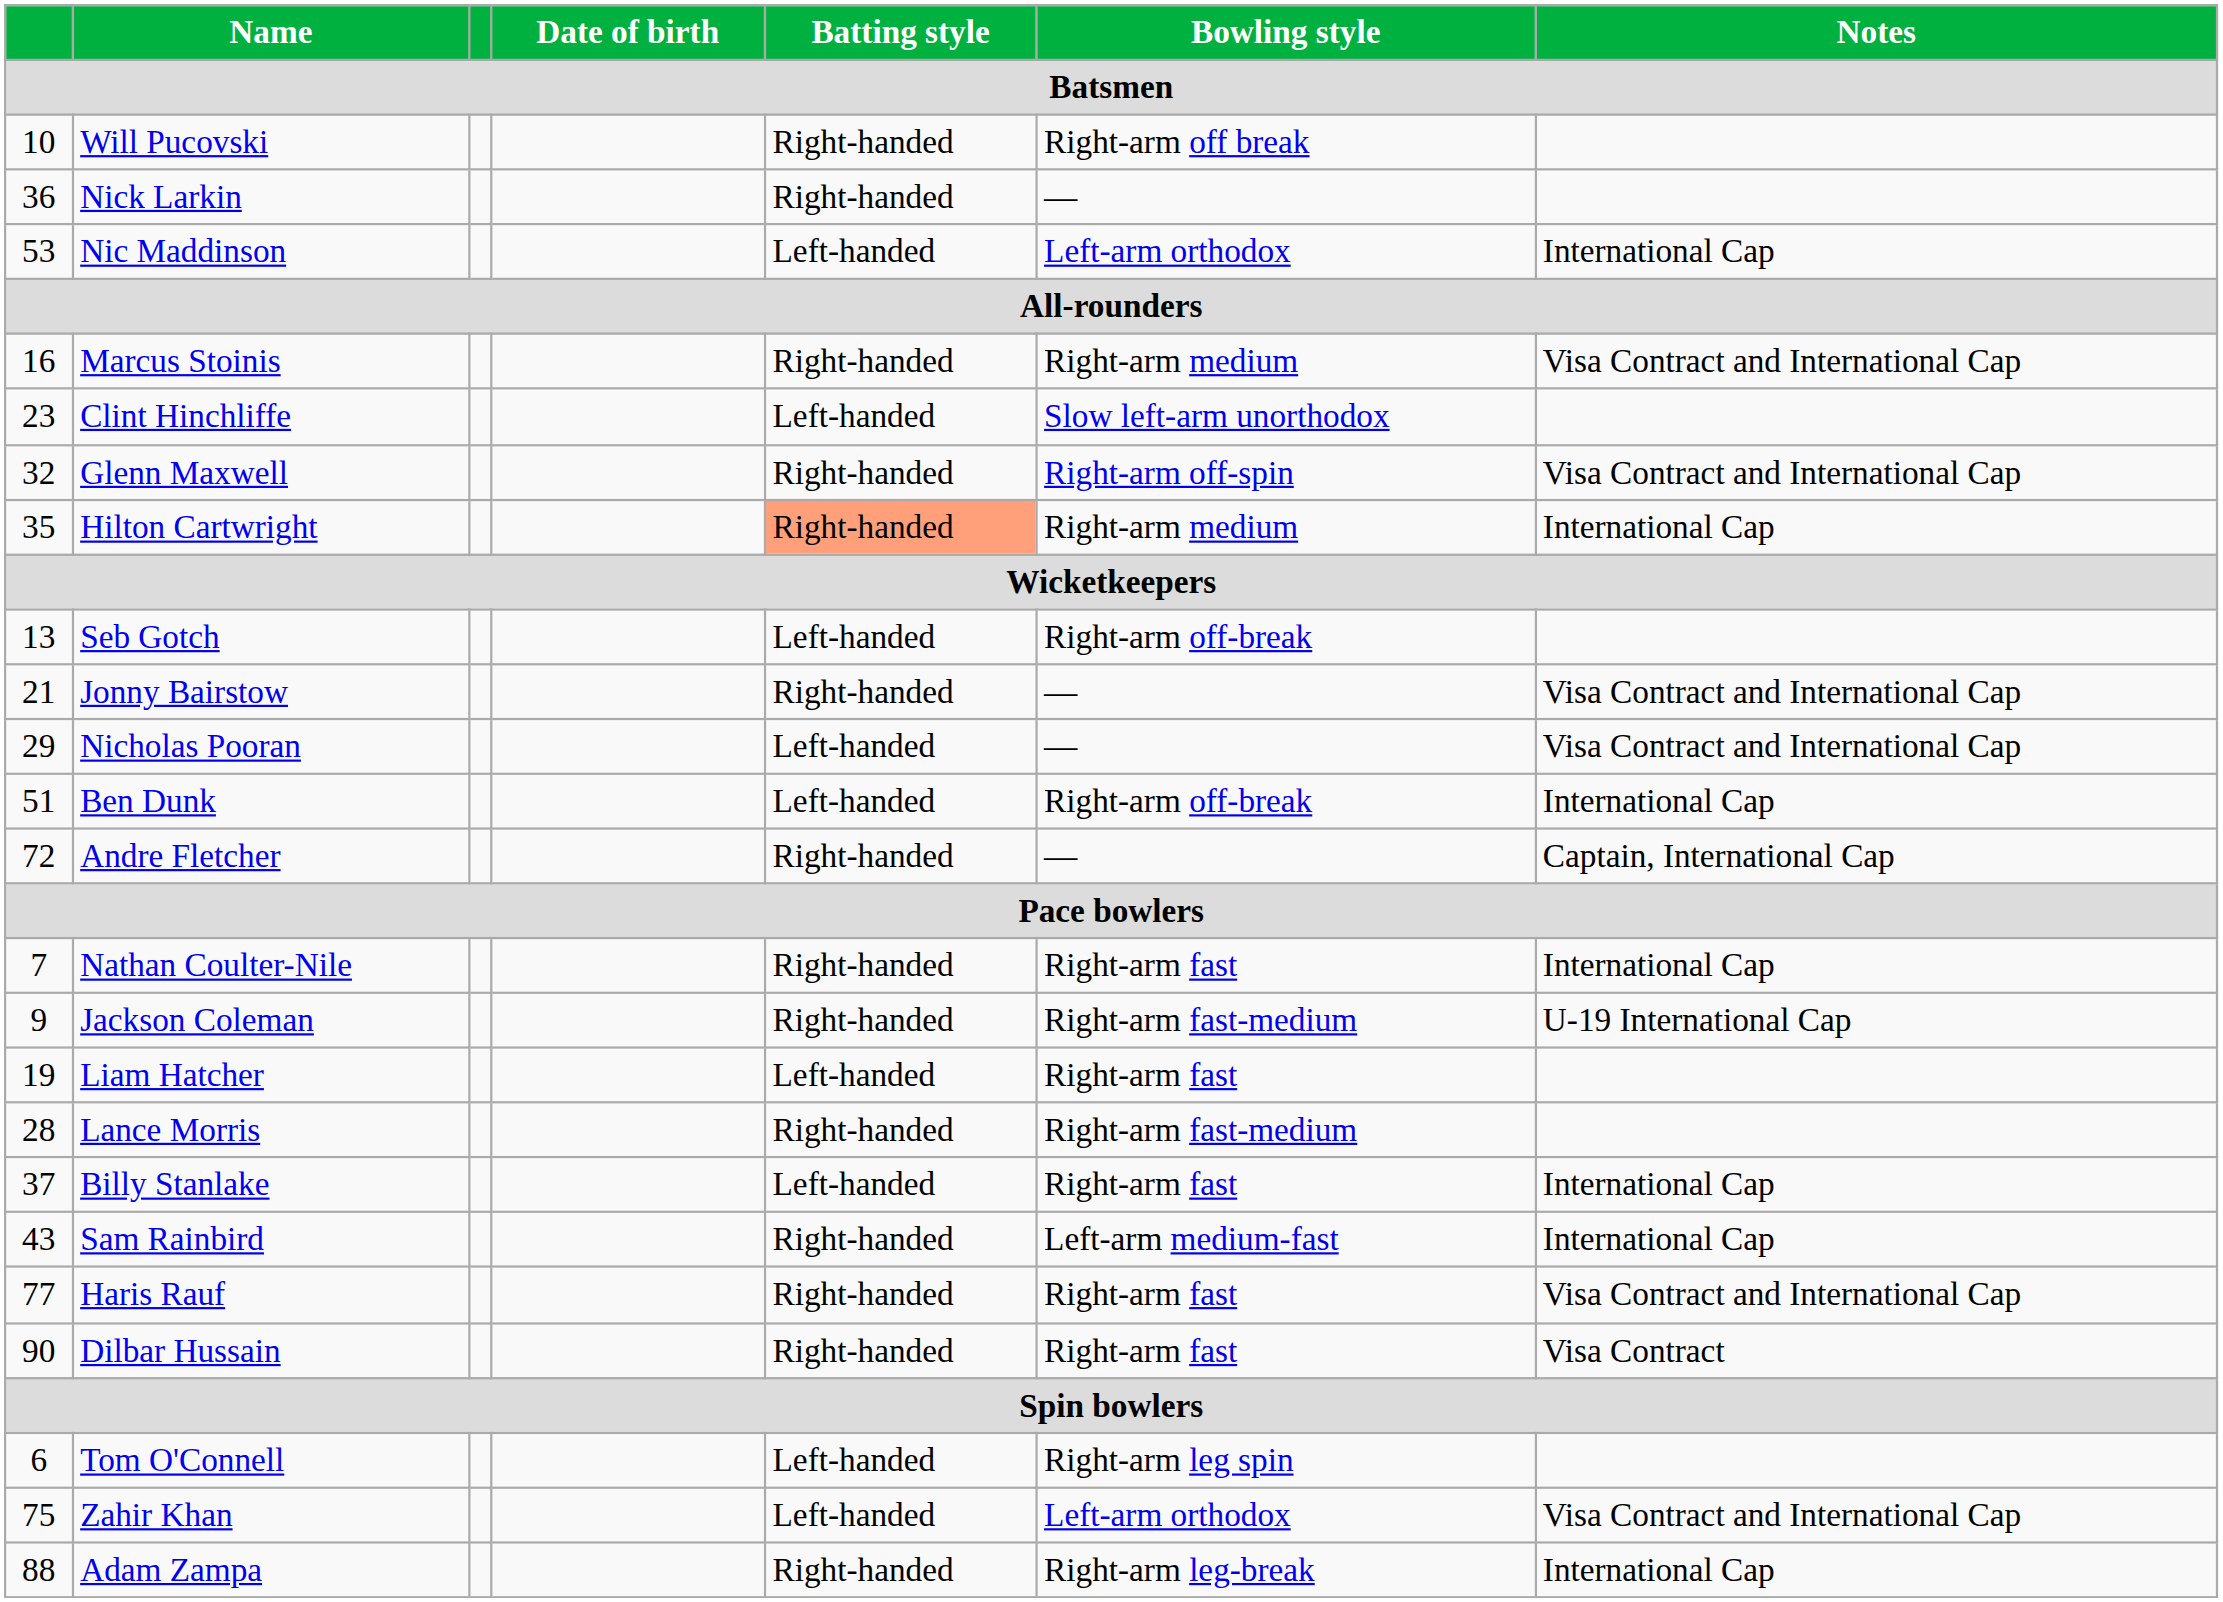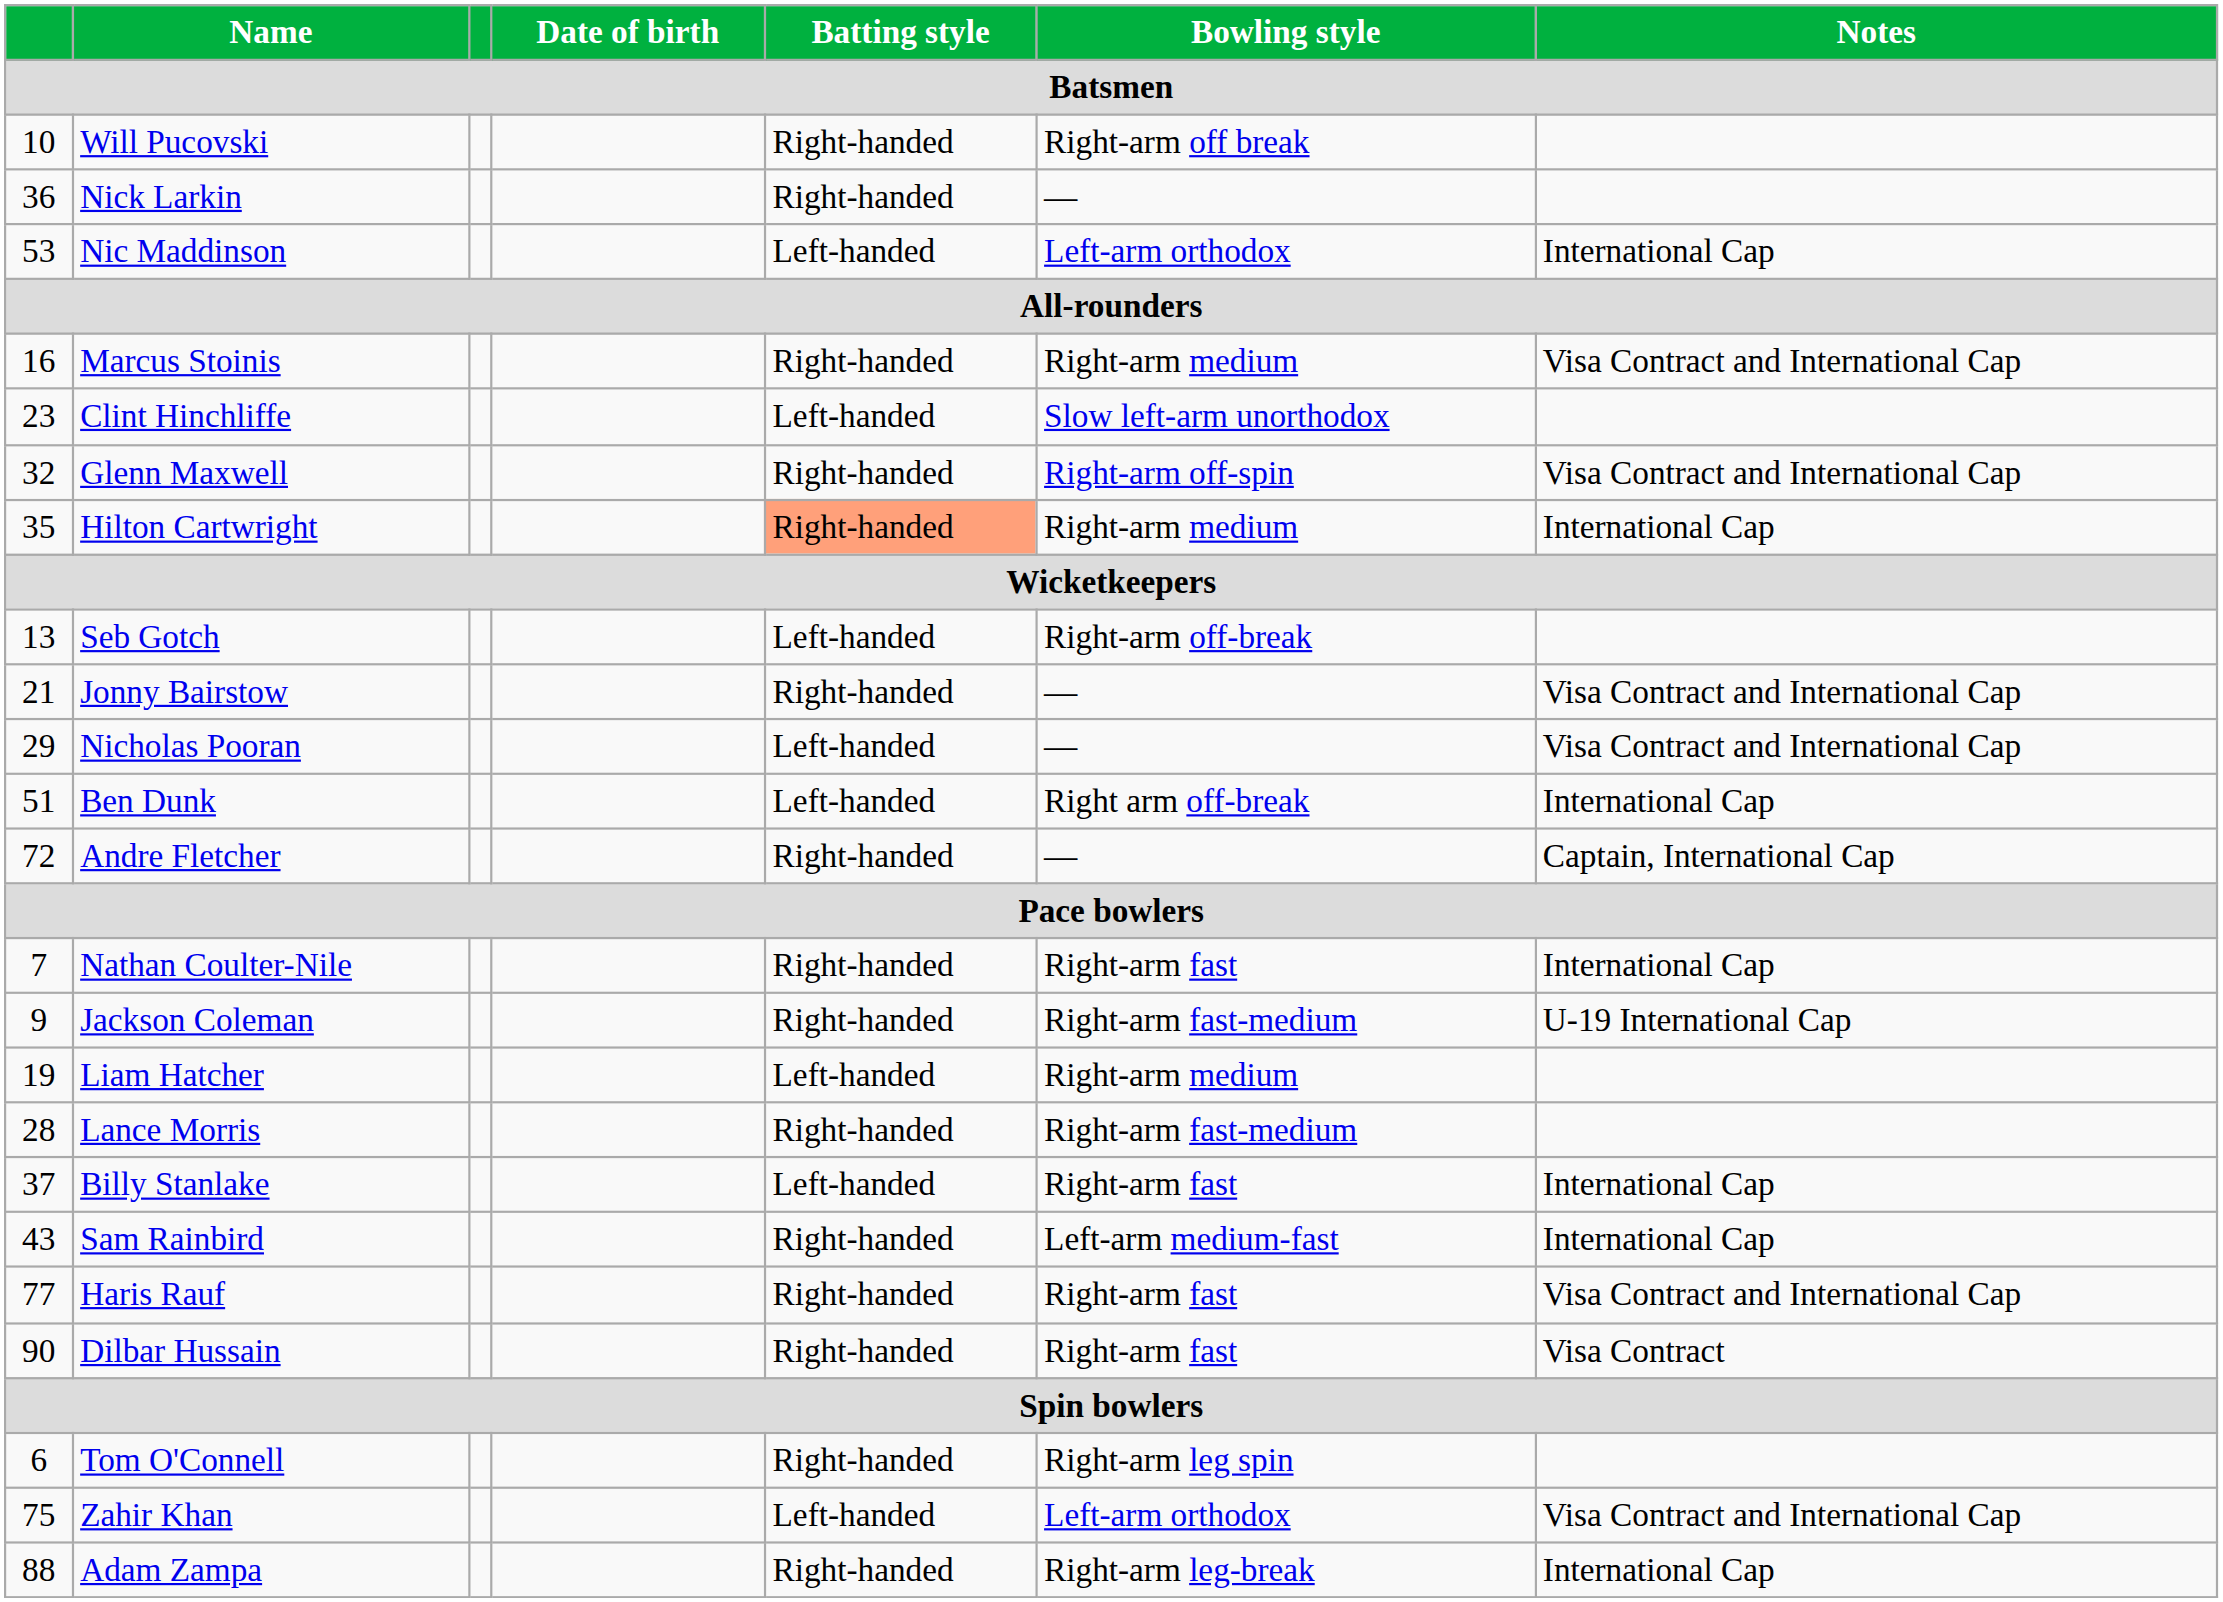(1178, 800) Right-arm off-break -> (1177, 800) Right arm off-break
(1141, 1074) Right-arm fast -> (1171, 1074) Right-arm medium
(854, 1459) Left-handed -> (863, 1459) Right-handed
